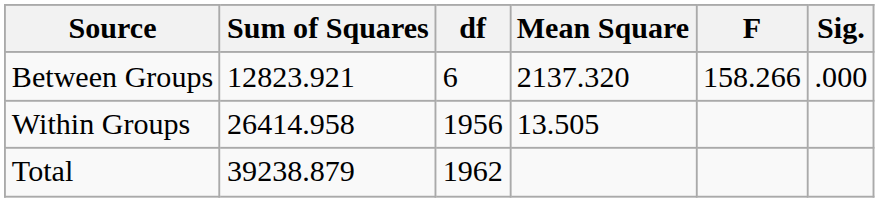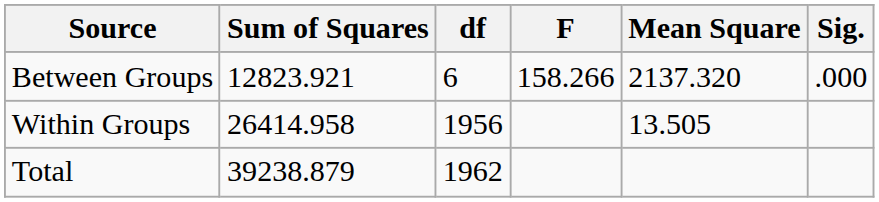columns swapped: (603, 28) <-> (752, 28)
